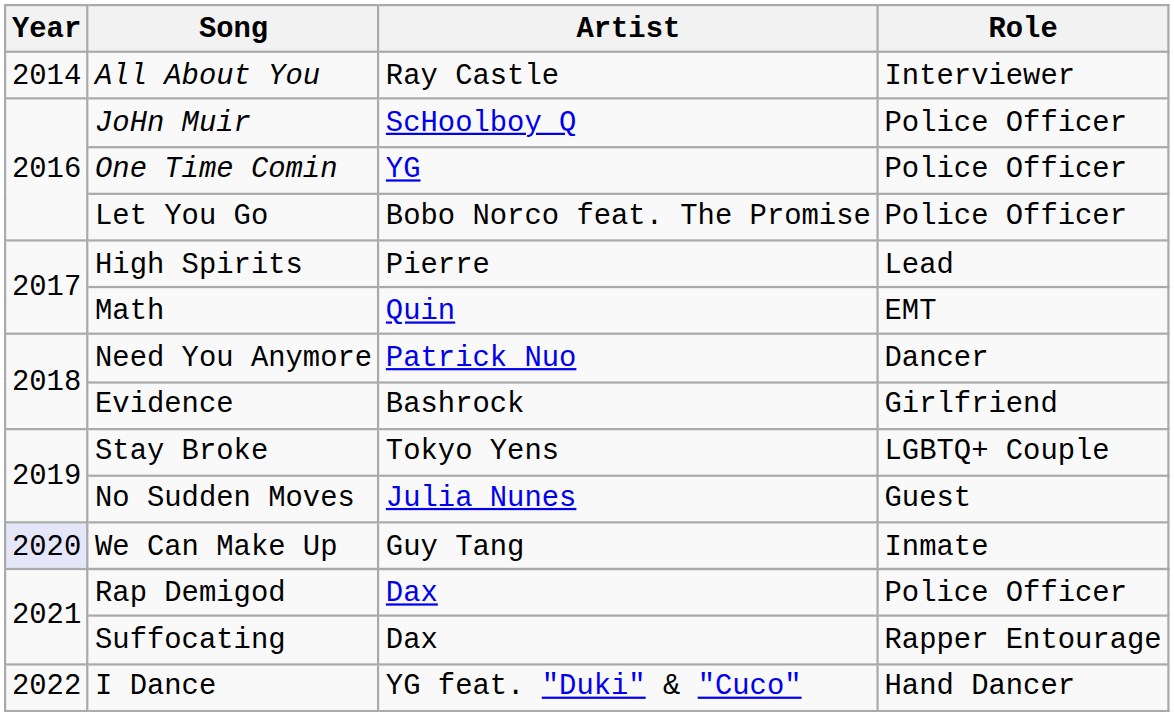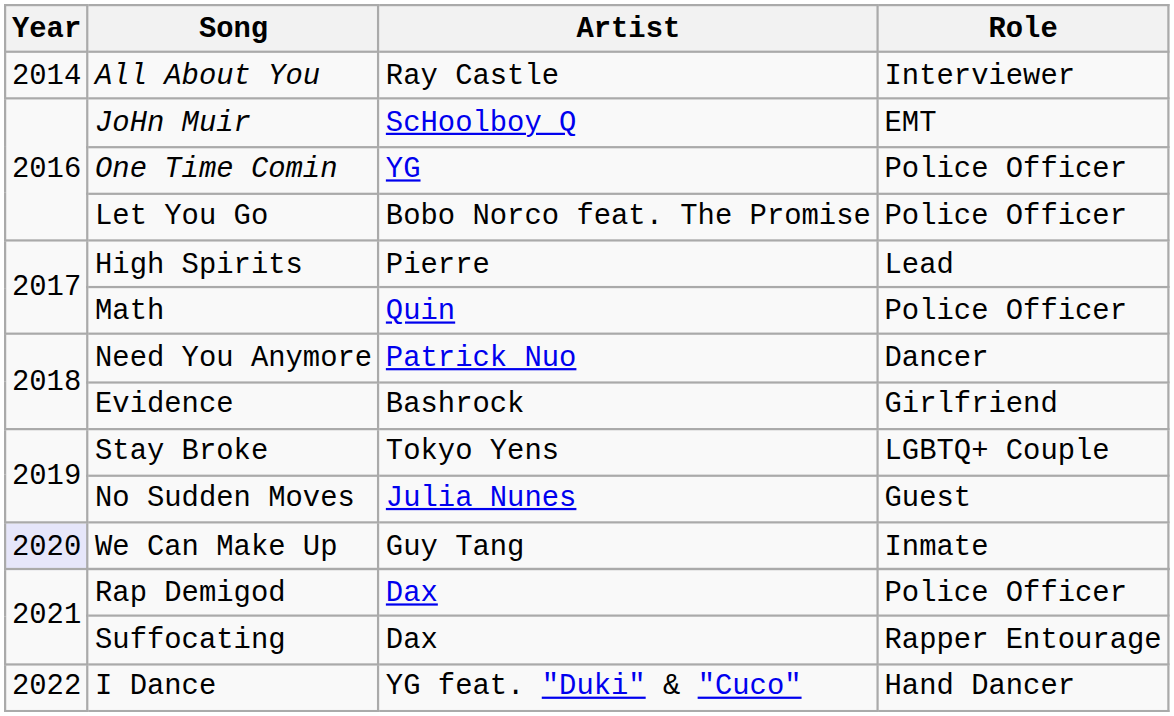(1006, 123) Police Officer -> (911, 123) EMT
(911, 311) EMT -> (1006, 311) Police Officer
